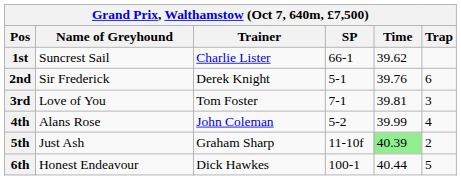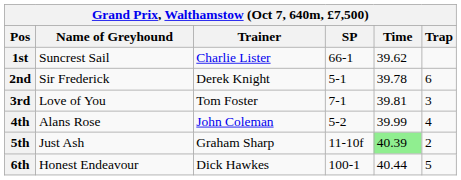(392, 79) 39.76 -> (392, 79) 39.78
